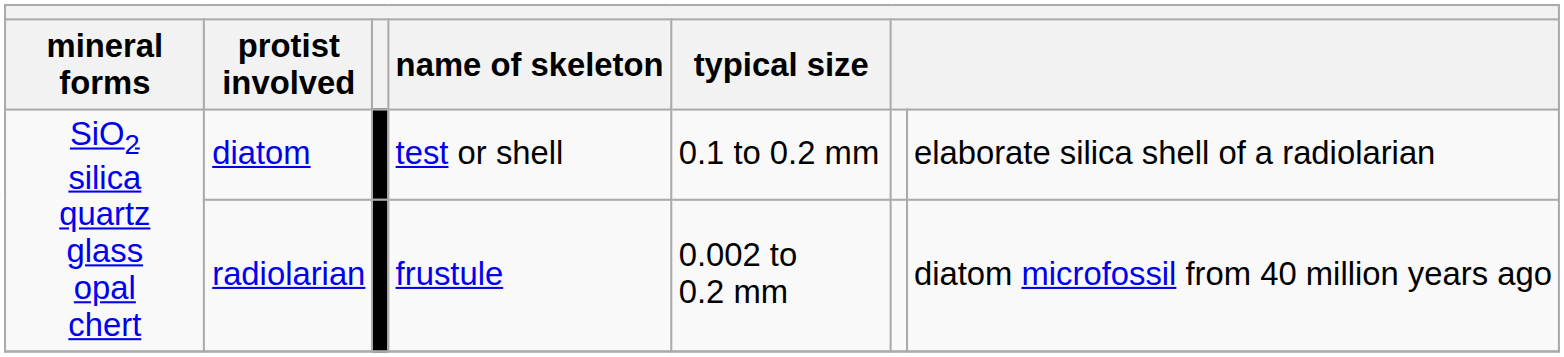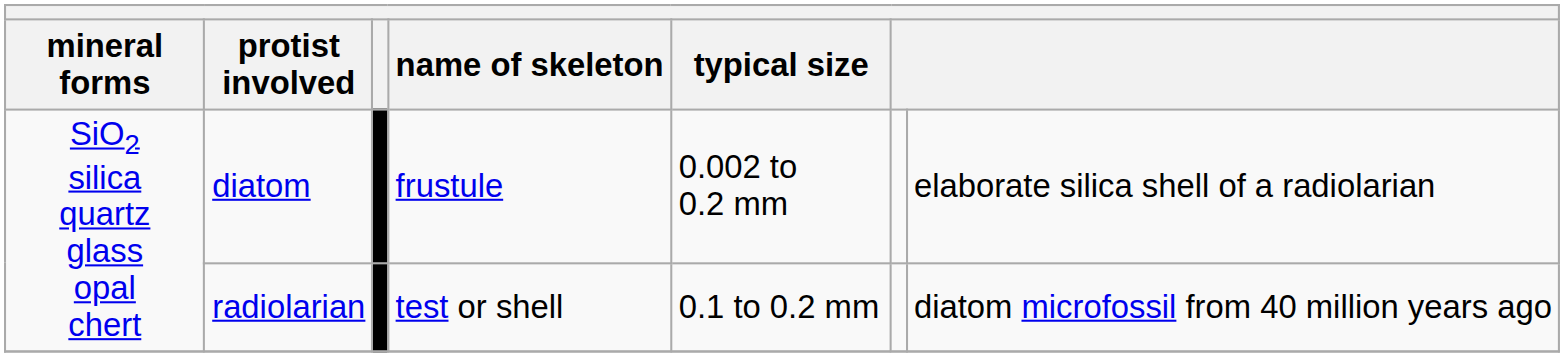(479, 153) test or shell -> (449, 185) frustule
(779, 153) 0.1 to 0.2 mm -> (738, 185) 0.002 to 0.2 mm
(449, 274) frustule -> (479, 306) test or shell
(738, 274) 0.002 to 0.2 mm -> (779, 306) 0.1 to 0.2 mm
